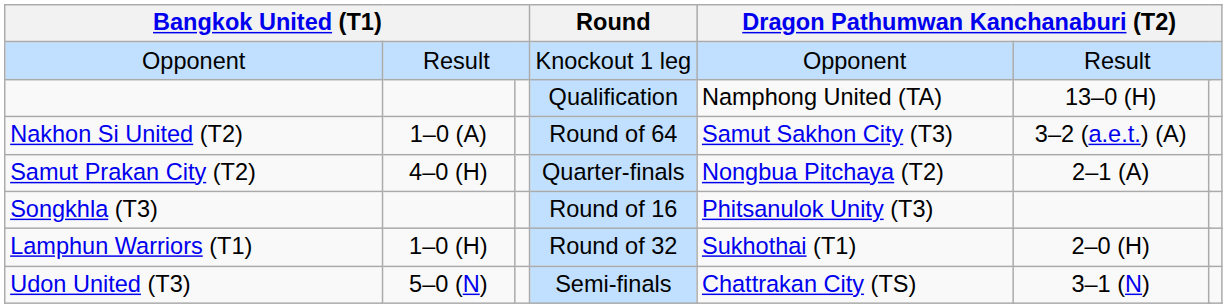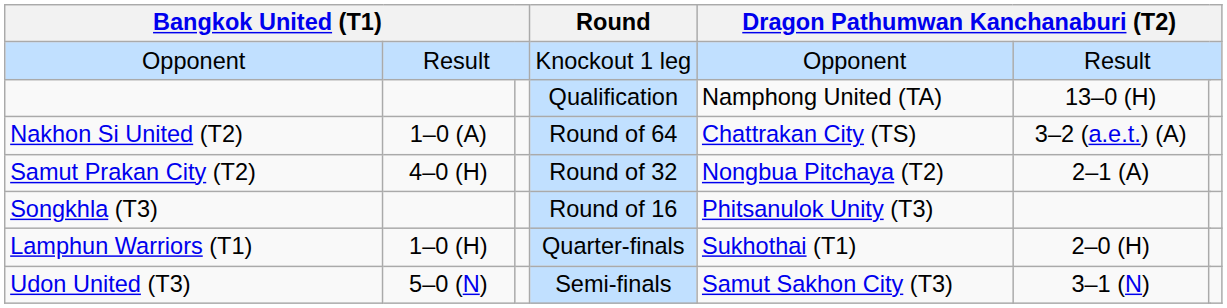(827, 135) Samut Sakhon City (T3) -> (809, 135) Chattrakan City (TS)
(613, 172) Quarter-finals -> (613, 172) Round of 32
(613, 246) Round of 32 -> (613, 246) Quarter-finals
(809, 284) Chattrakan City (TS) -> (827, 284) Samut Sakhon City (T3)
